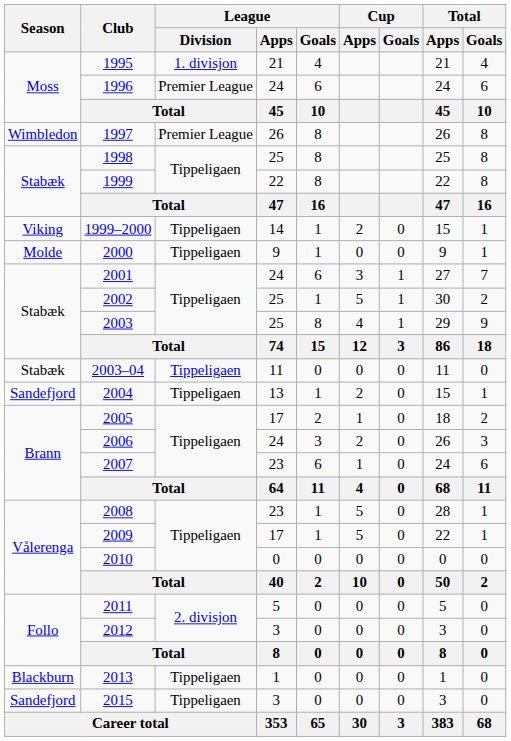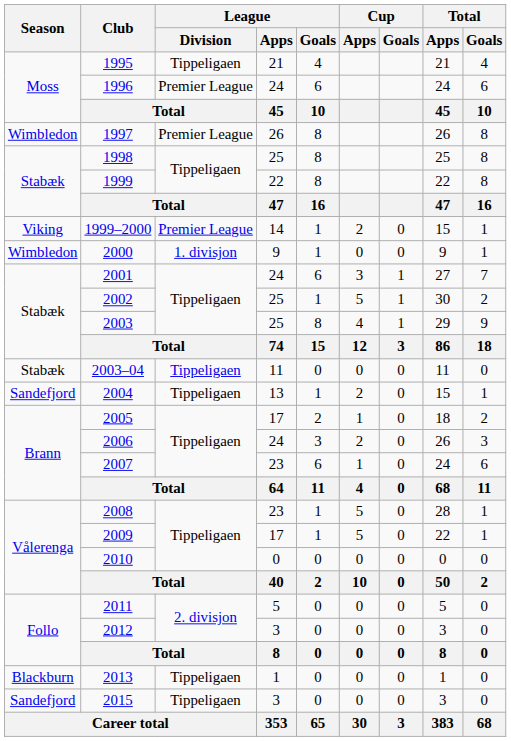(206, 63) 1. divisjon -> (206, 63) Tippeligaen
(206, 228) Tippeligaen -> (206, 228) Premier League
(43, 252) Molde -> (43, 252) Wimbledon
(206, 252) Tippeligaen -> (206, 252) 1. divisjon
